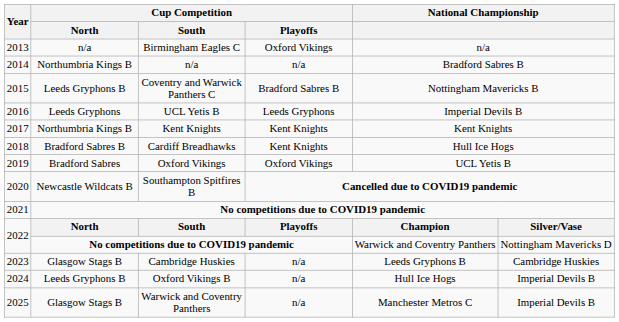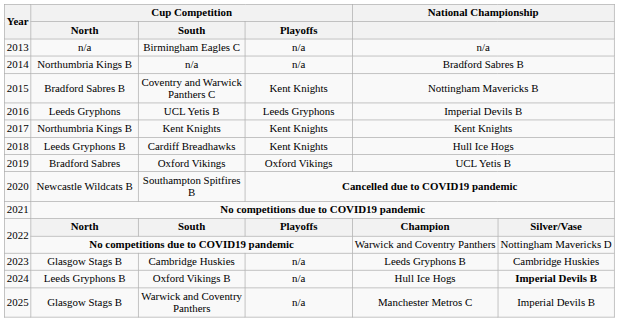(299, 47) Oxford Vikings -> (299, 47) n/a
(85, 88) Leeds Gryphons B -> (85, 88) Bradford Sabres B
(299, 88) Bradford Sabres B -> (299, 88) Kent Knights
(85, 146) Bradford Sabres B -> (85, 146) Leeds Gryphons B
(556, 279) normal -> (556, 279) bold
